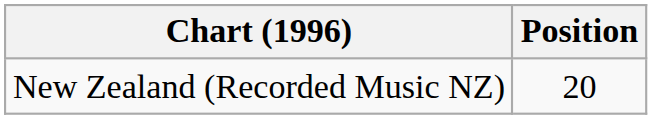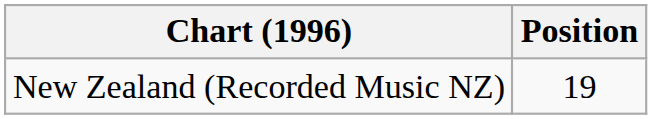(579, 85) 20 -> (579, 85) 19
